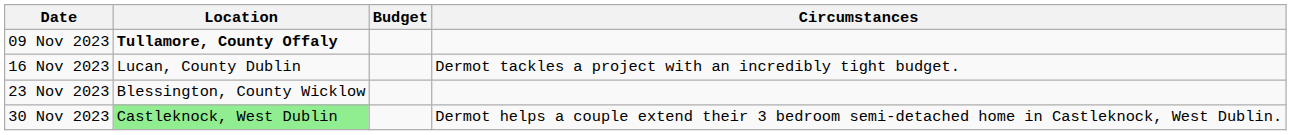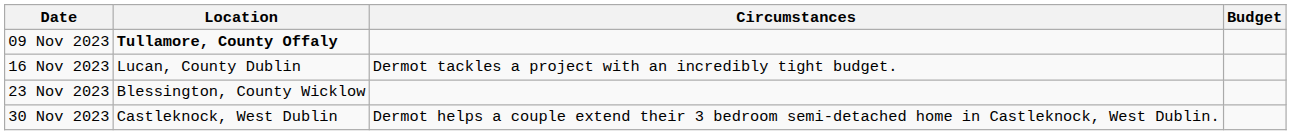columns swapped: (400, 17) <-> (859, 17)
(227, 117) lightgreen background -> (227, 117) no background
